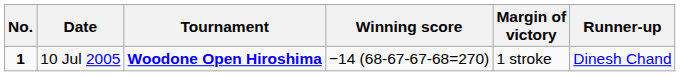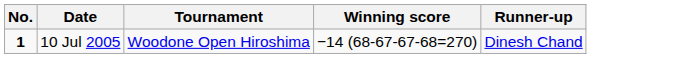- column: (531, 26)
(225, 59) bold -> (219, 42) normal
